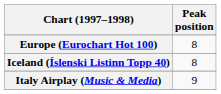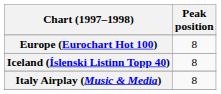(194, 80) 9 -> (194, 80) 8
